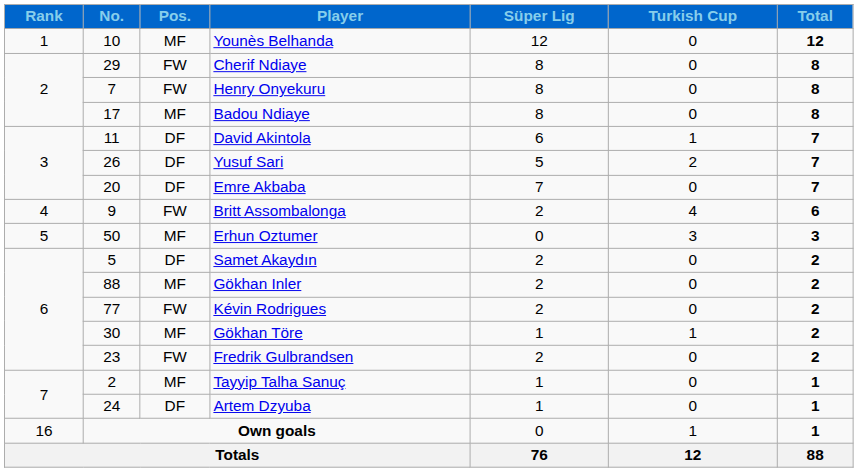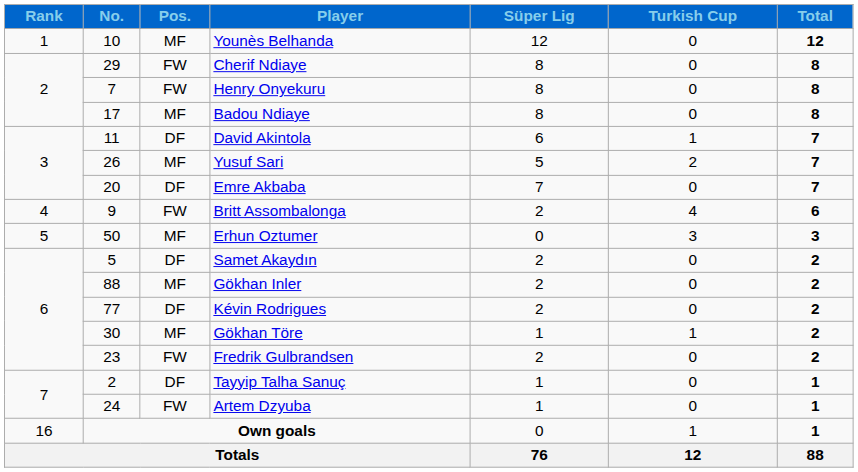(175, 162) DF -> (175, 162) MF
(175, 308) FW -> (175, 308) DF
(175, 382) MF -> (175, 382) DF
(175, 406) DF -> (175, 406) FW
